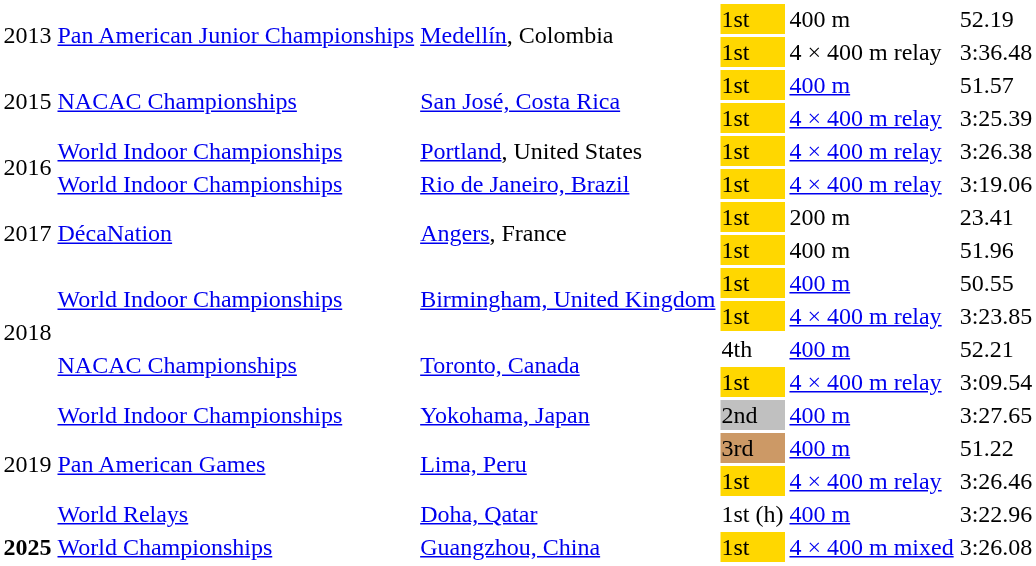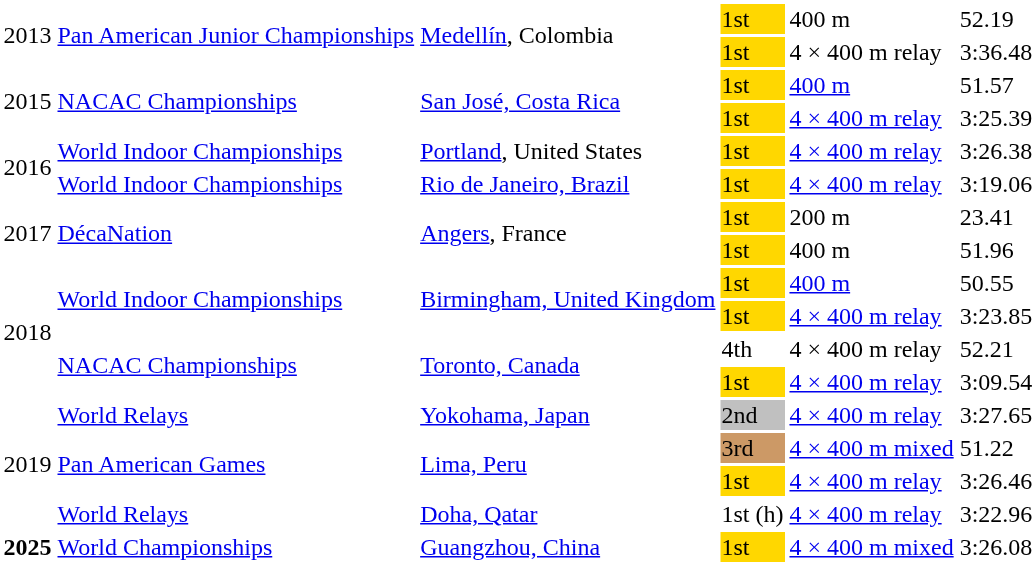(820, 348) 400 m -> (866, 348) 4 × 400 m relay
(200, 414) World Indoor Championships -> (123, 414) World Relays
(820, 414) 400 m -> (866, 414) 4 × 400 m relay
(820, 447) 400 m -> (872, 447) 4 × 400 m mixed
(820, 513) 400 m -> (866, 513) 4 × 400 m relay
